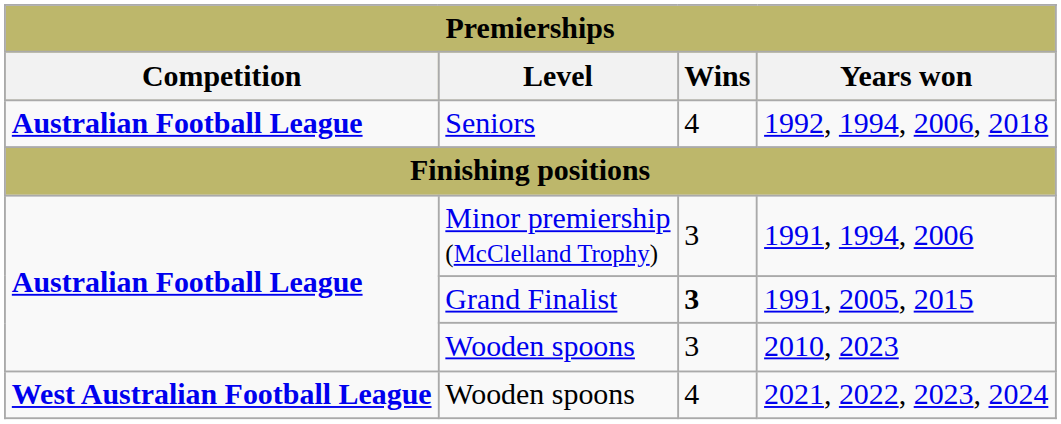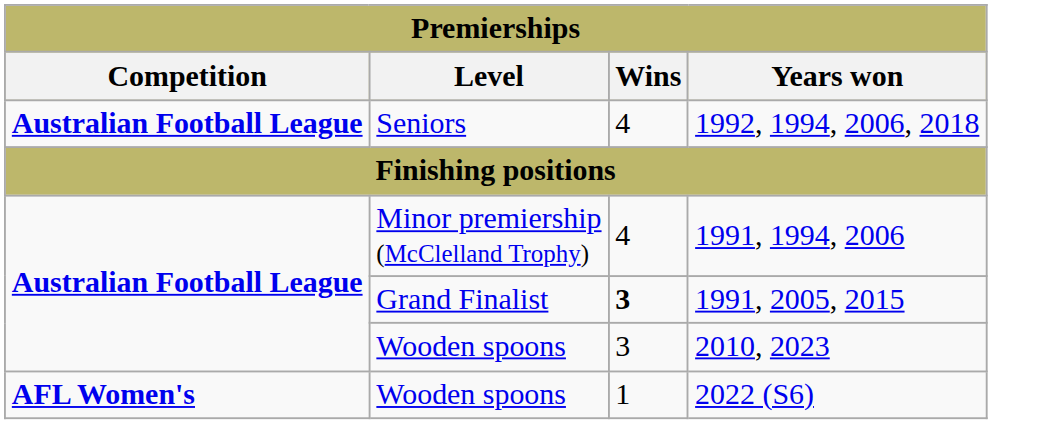(692, 234) 3 -> (623, 234) 4
+ row: (755, 394)
- row: (906, 394)
